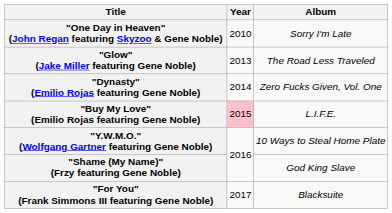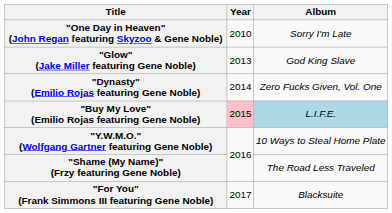(321, 60) The Road Less Traveled -> (321, 60) God King Slave
(321, 114) no background -> (321, 114) lightblue background
(321, 168) God King Slave -> (321, 168) The Road Less Traveled
